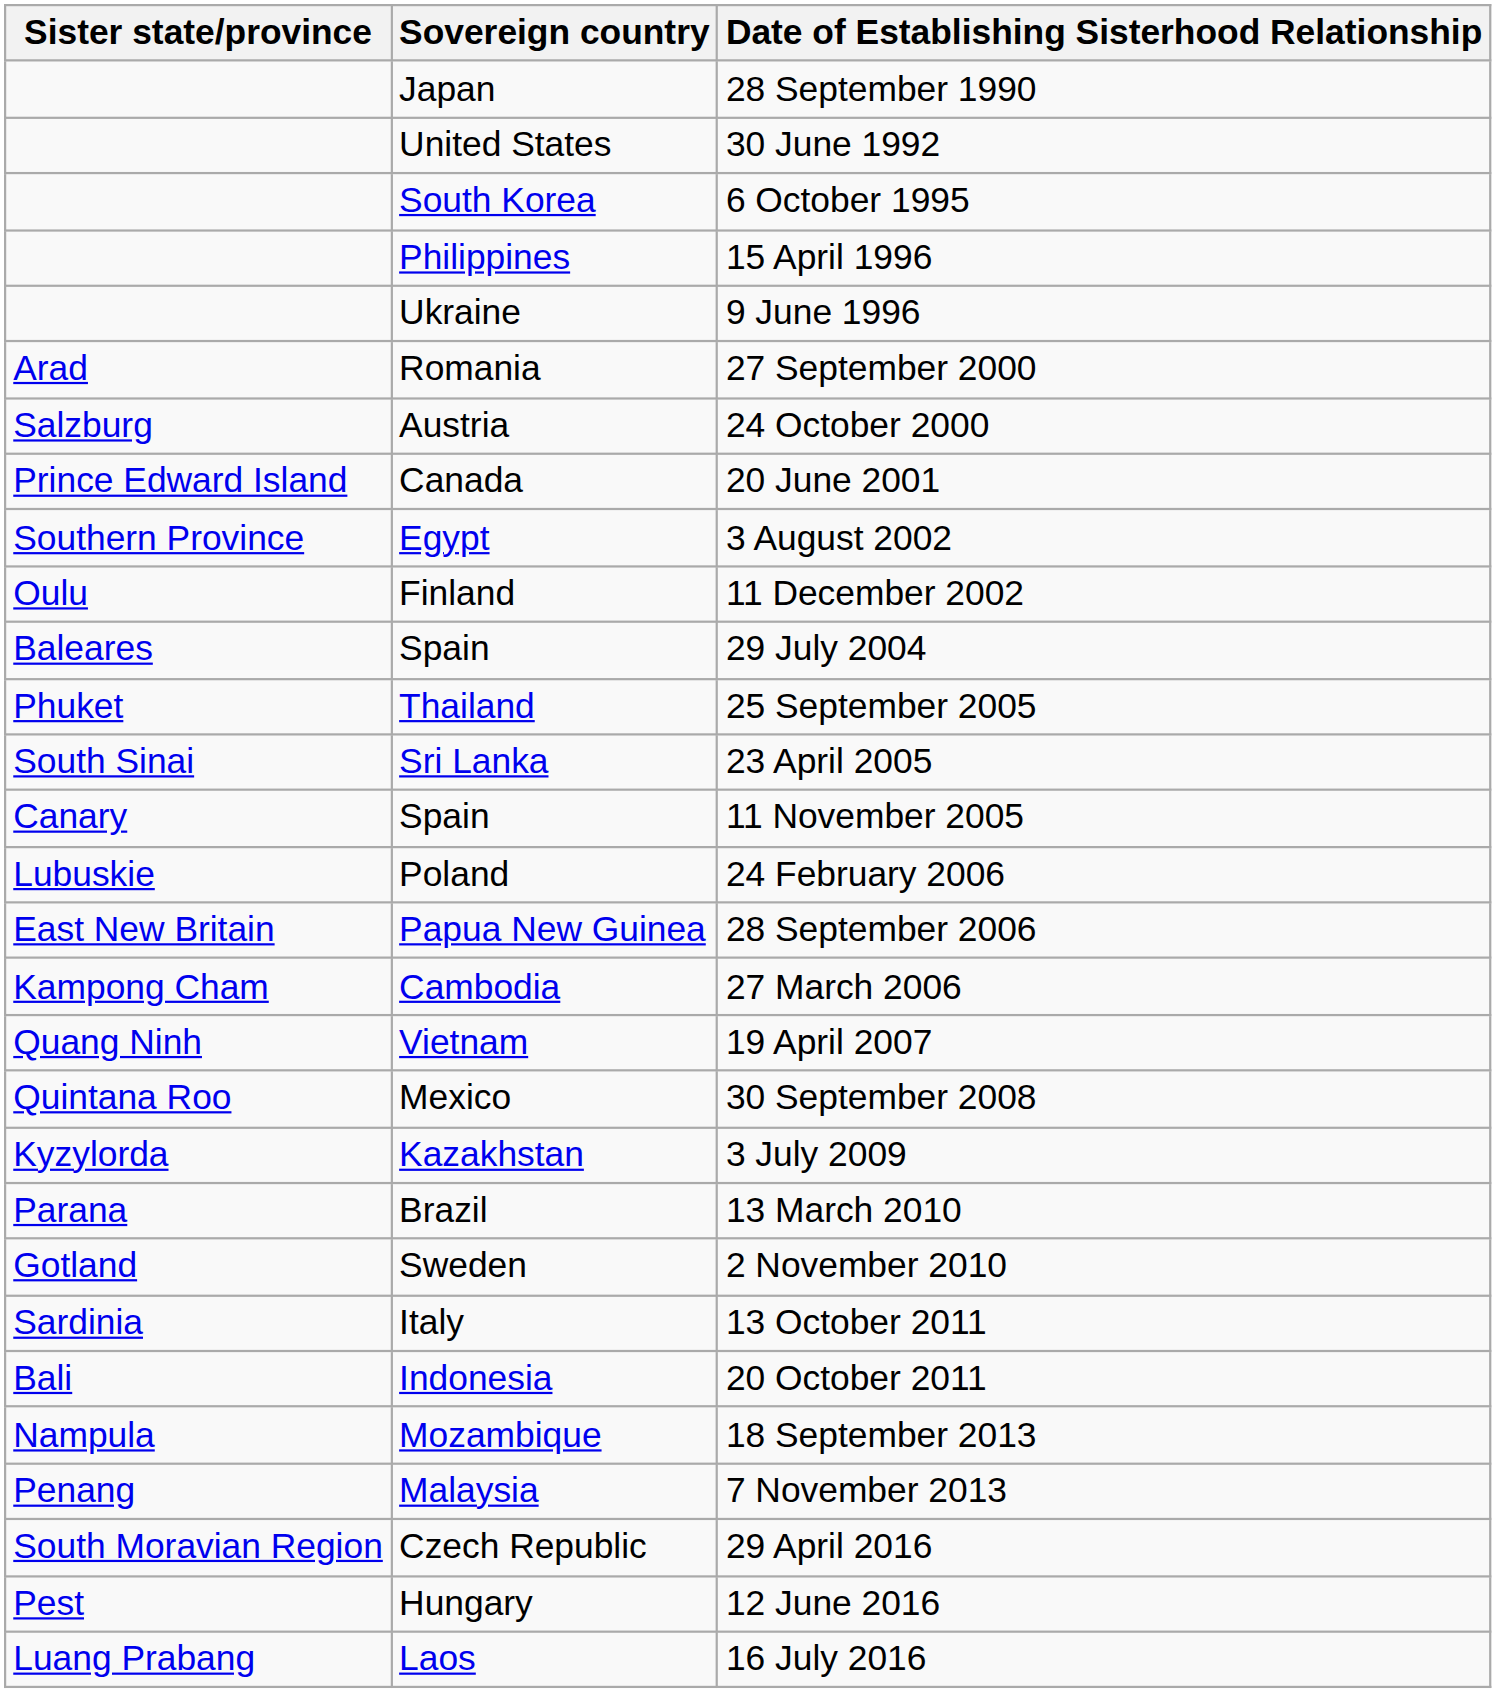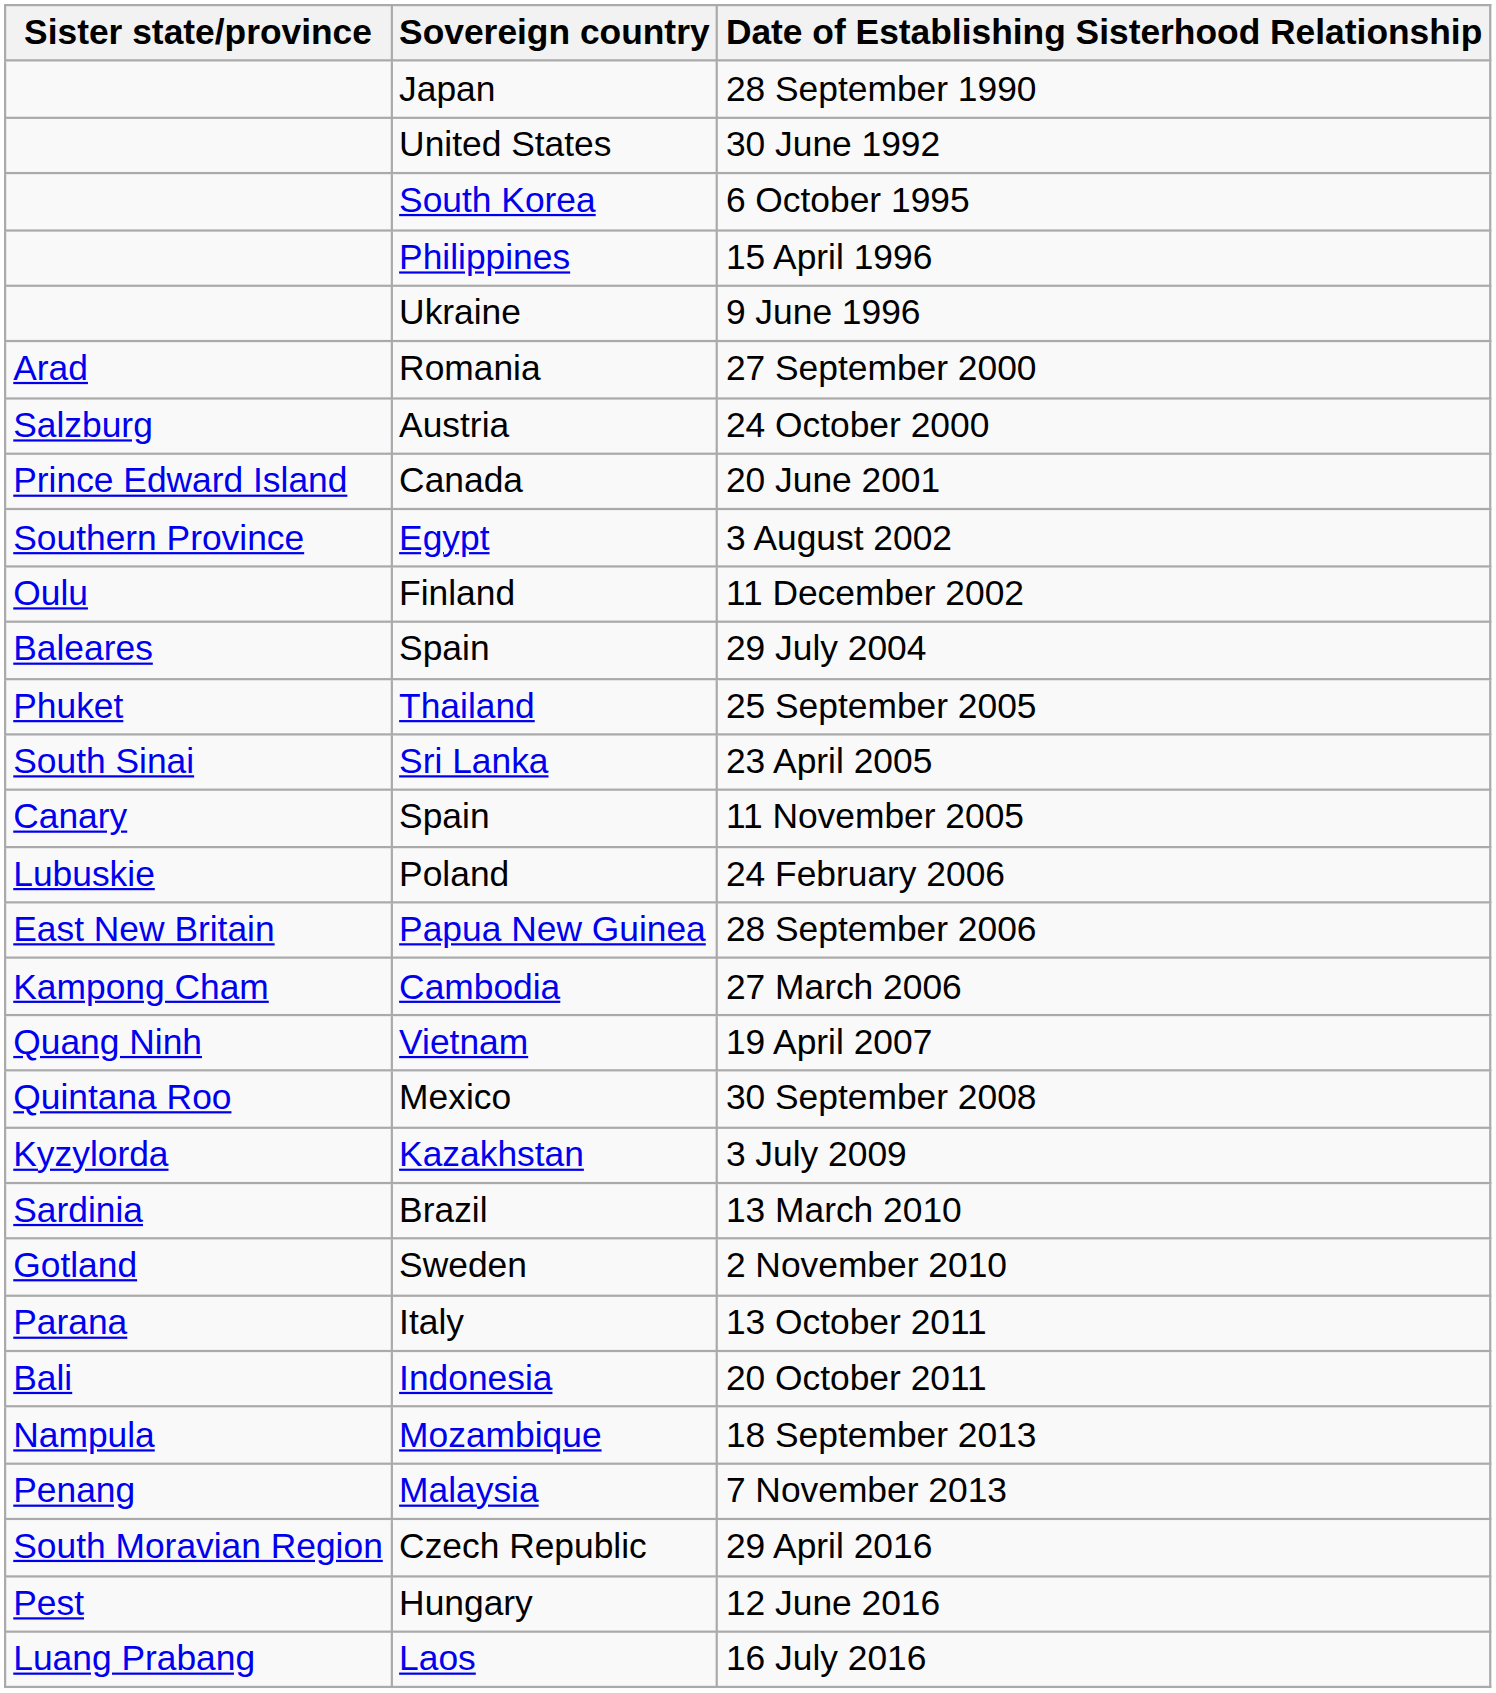(70, 1210) Parana -> (78, 1210) Sardinia
(78, 1322) Sardinia -> (70, 1322) Parana
